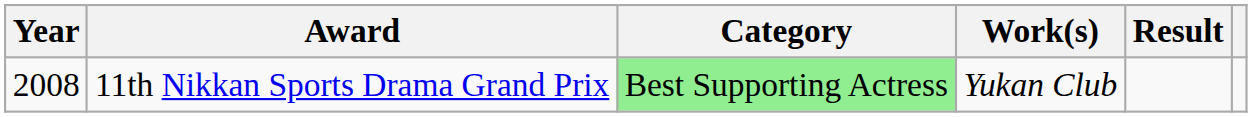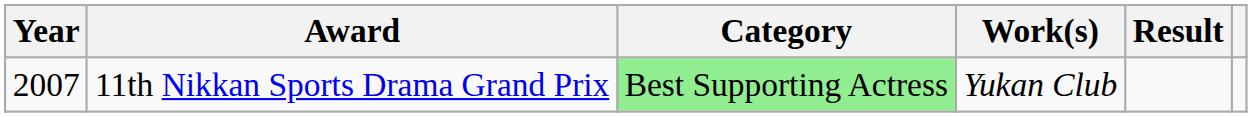(46, 84) 2008 -> (46, 84) 2007
